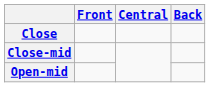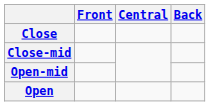+ row: (39, 91)
